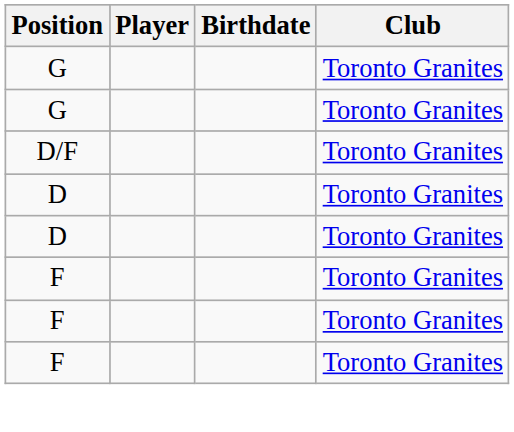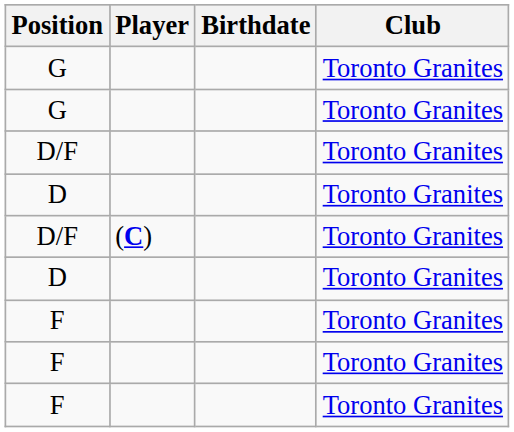+ row: (57, 236)
